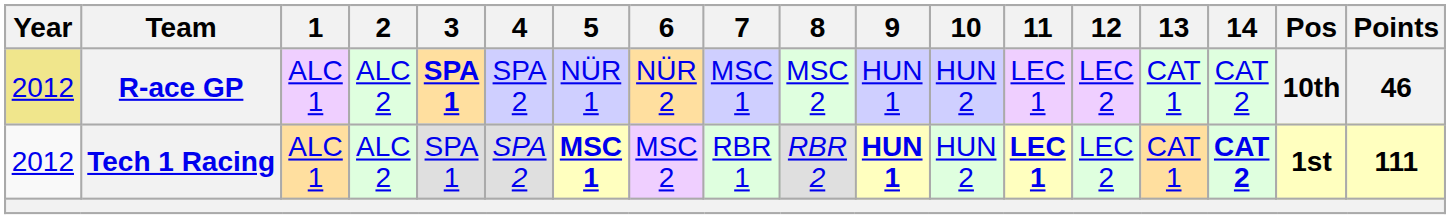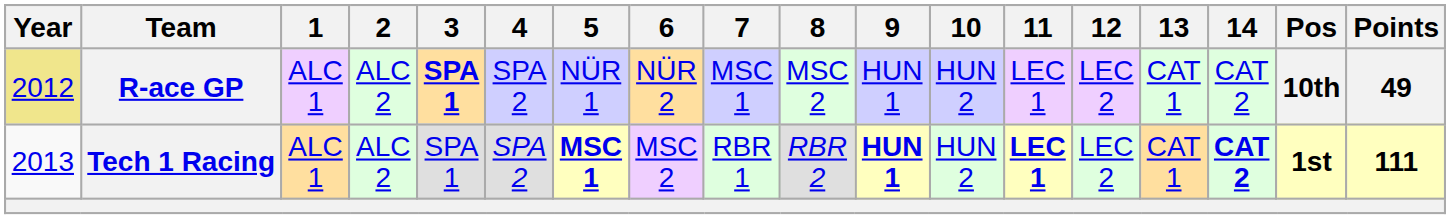(1396, 86) 46 -> (1396, 86) 49
(43, 161) 2012 -> (43, 161) 2013
